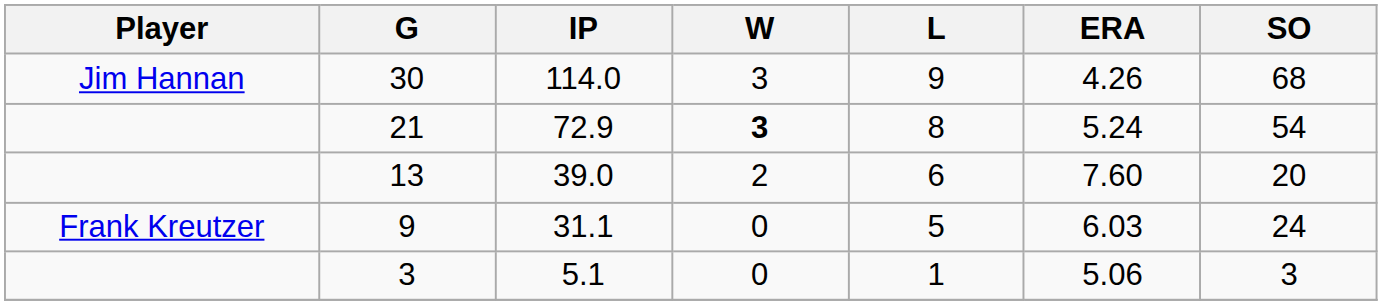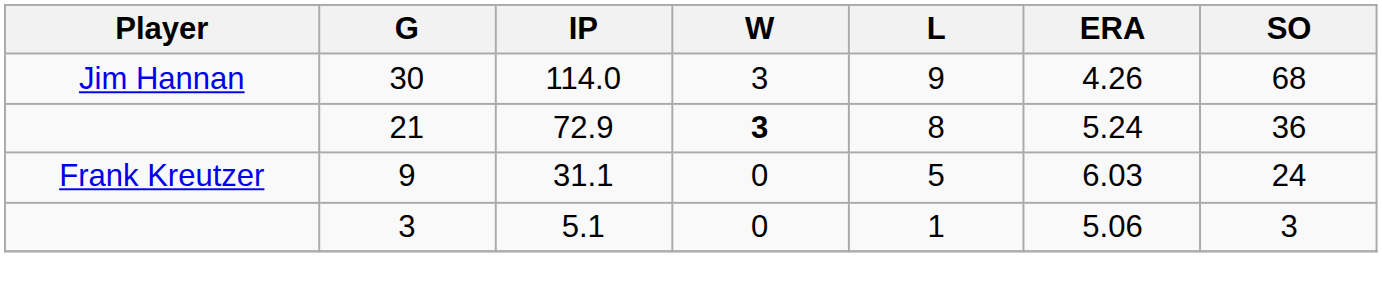(1289, 127) 54 -> (1289, 127) 36
- row: (407, 176)
